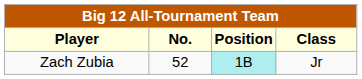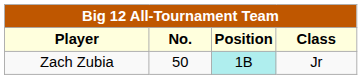(180, 62) 52 -> (180, 62) 50
